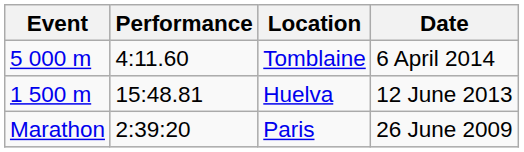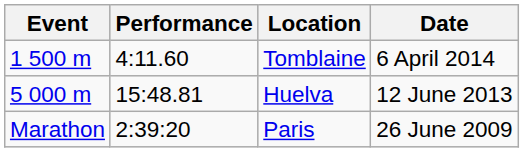(51, 58) 5 000 m -> (51, 58) 1 500 m
(51, 94) 1 500 m -> (51, 94) 5 000 m
